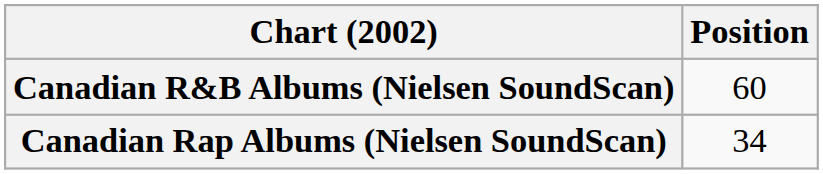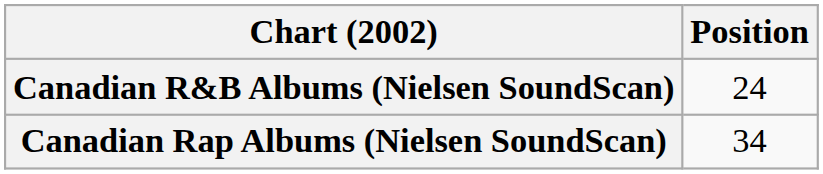(750, 86) 60 -> (750, 86) 24
